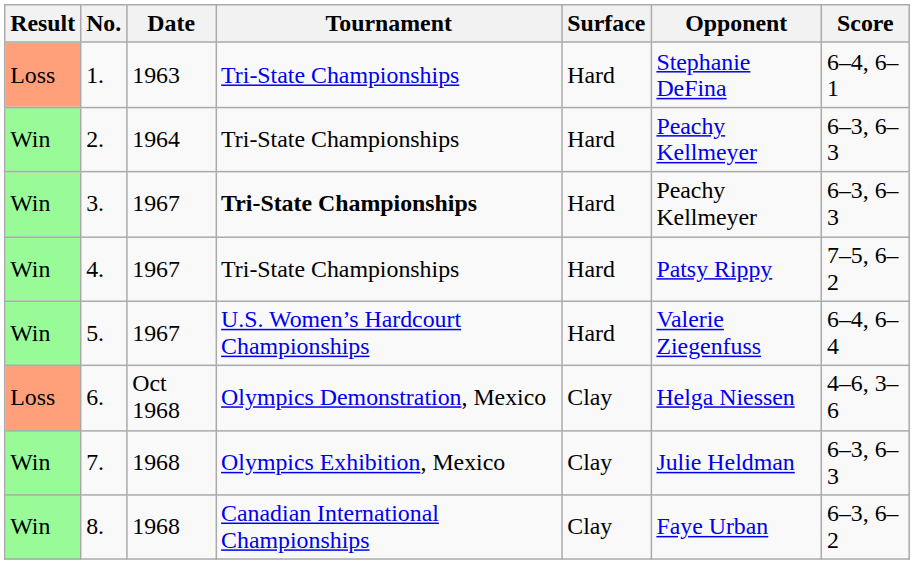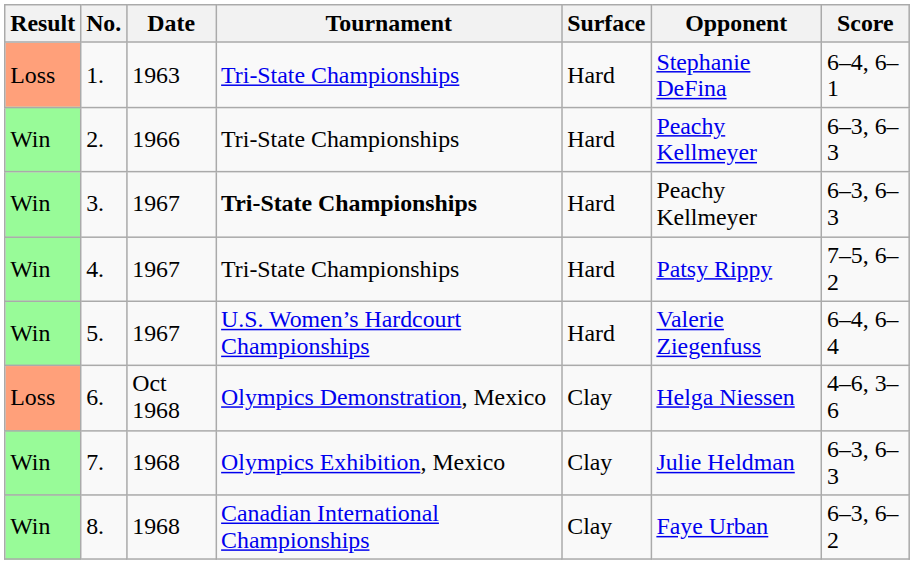(156, 139) 1964 -> (156, 139) 1966
